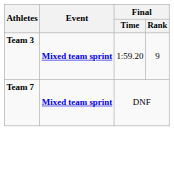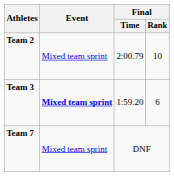+ row: (20, 40)
(157, 56) 9 -> (157, 103) 6
(77, 103) bold -> (75, 149) normal
